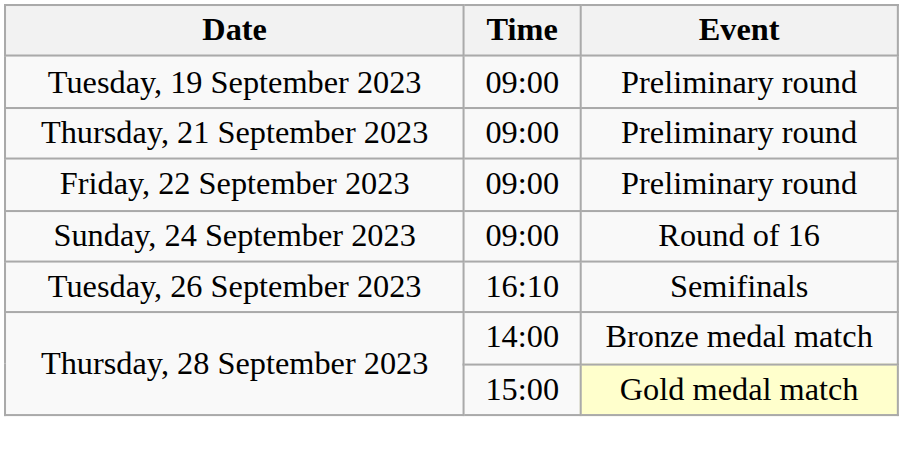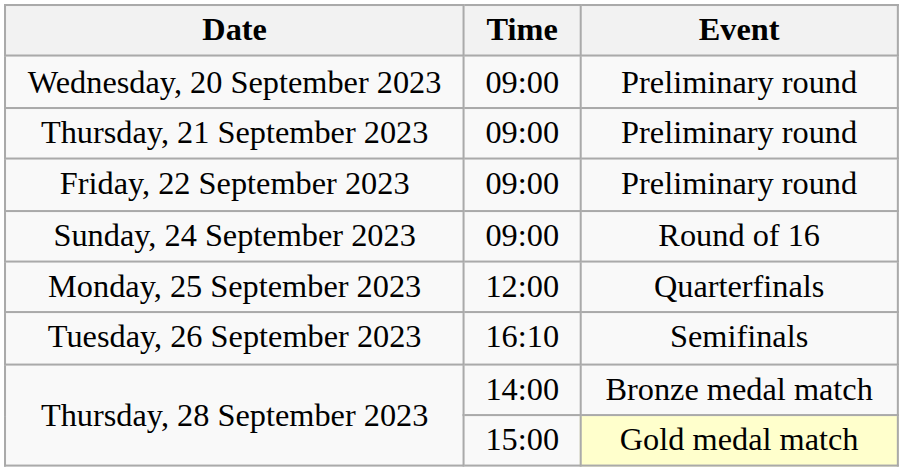- row: (235, 81)
+ row: (235, 81)
+ row: (235, 286)
